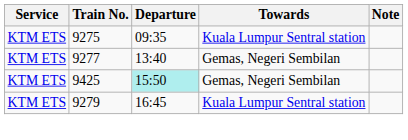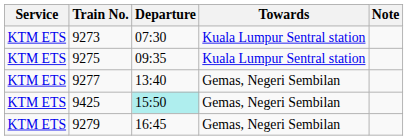+ row: (86, 37)
(284, 102) Kuala Lumpur Sentral station -> (271, 124) Gemas, Negeri Sembilan
